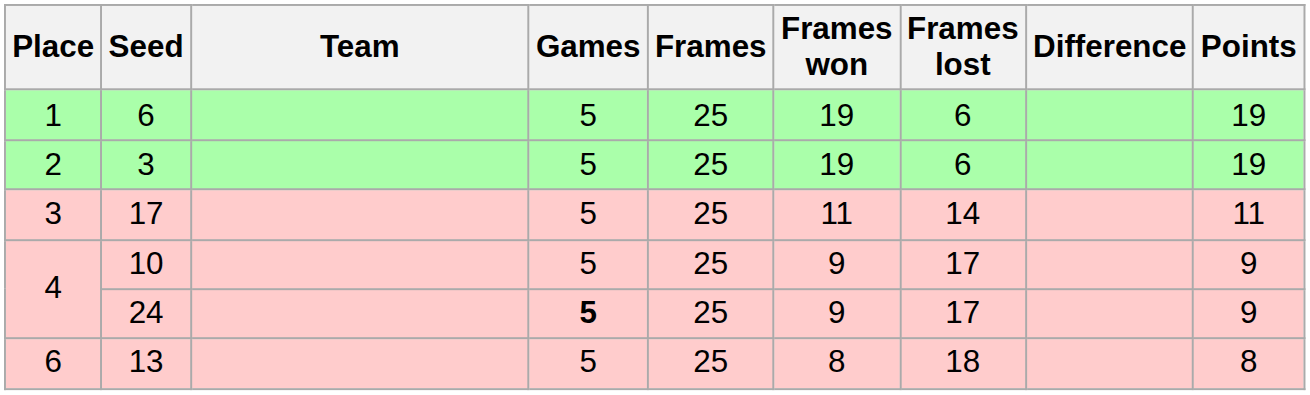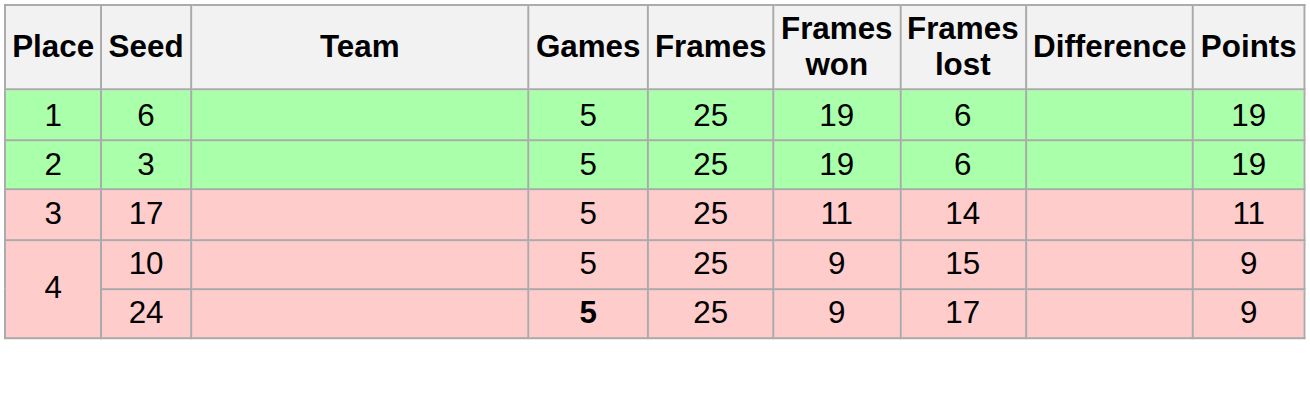(963, 263) 17 -> (963, 263) 15
- row: (146, 363)
